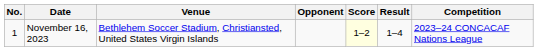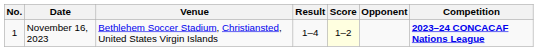columns swapped: (320, 12) <-> (395, 12)
(462, 33) normal -> (460, 33) bold
